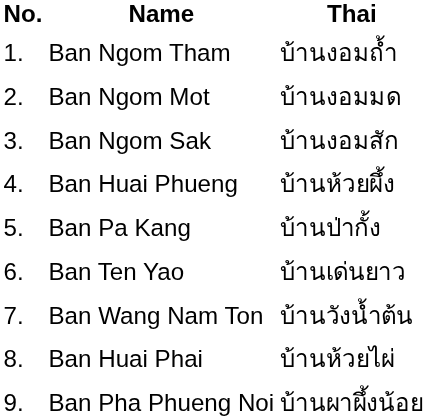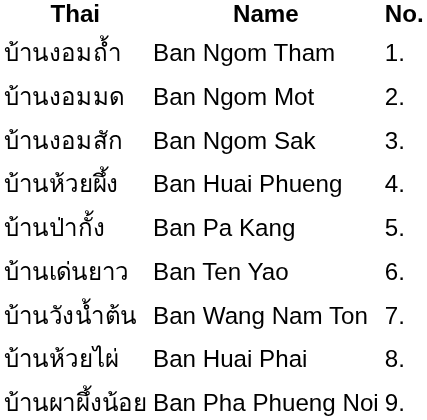columns swapped: (23, 13) <-> (352, 13)
